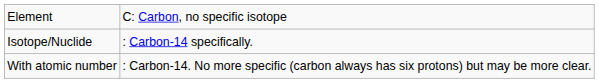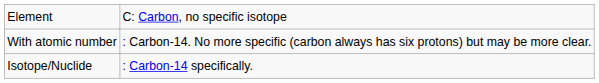rows swapped: (50, 41) <-> (62, 66)
